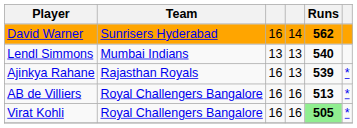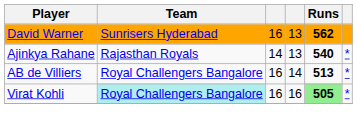(295, 34) 14 -> (295, 34) 13
- row: (50, 53)
(275, 73) 16 -> (275, 53) 14
(323, 73) 539 -> (323, 53) 540
(295, 93) 16 -> (295, 73) 14
(182, 113) no background -> (182, 93) paleturquoise background
